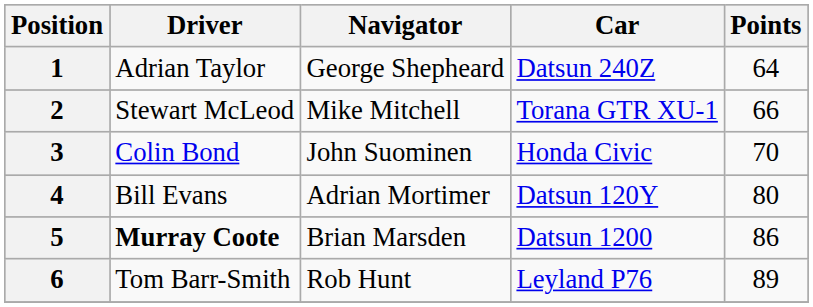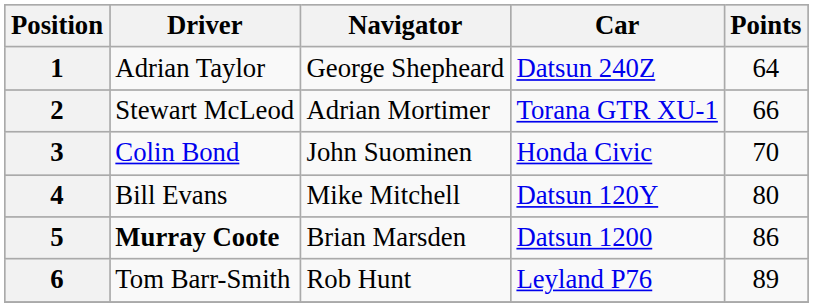(383, 110) Mike Mitchell -> (398, 110) Adrian Mortimer
(398, 195) Adrian Mortimer -> (383, 195) Mike Mitchell
